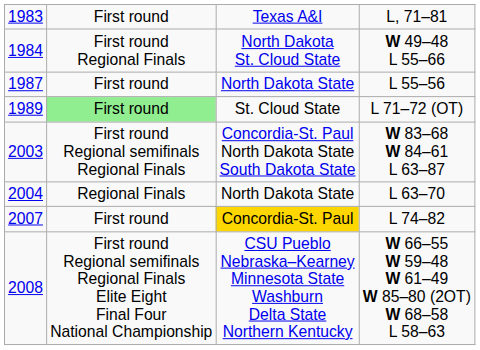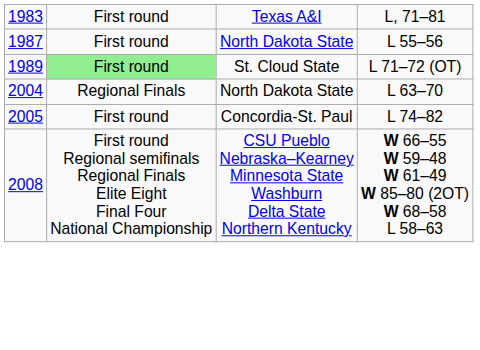- row: (417, 50)
- row: (417, 151)
(26, 219) 2007 -> (26, 116) 2005
(288, 219) gold background -> (287, 116) no background
